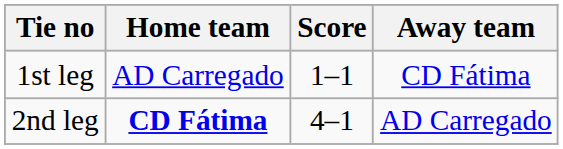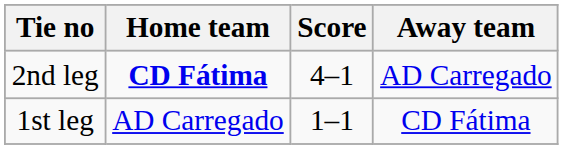rows swapped: (55, 74) <-> (55, 120)
